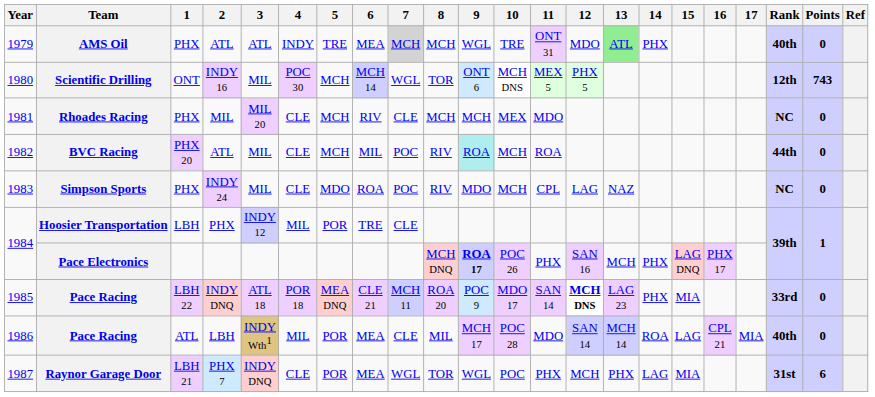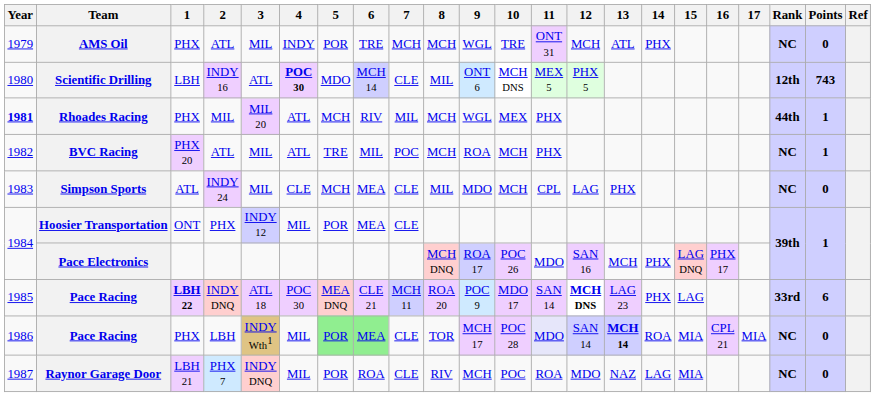(260, 44) ATL -> (261, 44) MIL
(335, 44) TRE -> (336, 44) POR
(370, 44) MEA -> (371, 44) TRE
(406, 44) lightgrey background -> (406, 44) no background
(585, 44) MDO -> (586, 44) MCH
(621, 44) lightgreen background -> (623, 44) no background
(785, 44) 40th -> (787, 44) NC
(187, 80) ONT -> (187, 80) LBH
(260, 80) MIL -> (261, 80) ATL
(298, 80) normal -> (299, 80) bold
(335, 80) MCH -> (336, 80) MDO
(406, 80) WGL -> (406, 80) CLE
(441, 80) TOR -> (442, 80) MIL
(20, 116) normal -> (20, 116) bold
(298, 116) CLE -> (299, 116) ATL
(406, 116) CLE -> (406, 116) MIL
(476, 116) MCH -> (477, 116) WGL
(548, 116) MDO -> (549, 116) PHX
(785, 116) NC -> (787, 116) 44th
(823, 116) 0 -> (825, 116) 1
(298, 152) CLE -> (299, 152) ATL
(335, 152) MCH -> (336, 152) TRE
(441, 152) RIV -> (442, 152) MCH
(476, 152) paleturquoise background -> (477, 152) no background
(548, 152) ROA -> (549, 152) PHX
(785, 152) 44th -> (787, 152) NC
(823, 152) 0 -> (825, 152) 1
(187, 189) PHX -> (187, 189) ATL
(335, 189) MDO -> (336, 189) MCH
(370, 189) ROA -> (371, 189) MEA
(406, 189) POC -> (406, 189) CLE
(441, 189) RIV -> (442, 189) MIL
(621, 189) NAZ -> (623, 189) PHX
(187, 225) LBH -> (187, 225) ONT
(370, 225) TRE -> (371, 225) MEA
(476, 261) bold -> (477, 261) normal
(548, 261) PHX -> (549, 261) MDO
(187, 298) normal -> (187, 298) bold
(298, 298) POR 18 -> (299, 298) POC 30
(688, 298) MIA -> (691, 298) LAG
(823, 298) 0 -> (825, 298) 6
(187, 335) ATL -> (187, 335) PHX
(335, 335) no background -> (336, 335) lightgreen background
(370, 335) no background -> (371, 335) lightgreen background
(441, 335) MIL -> (442, 335) TOR
(548, 335) no background -> (549, 335) lavender background
(621, 335) normal -> (623, 335) bold
(688, 335) LAG -> (691, 335) MIA
(785, 335) 40th -> (787, 335) NC
(298, 373) CLE -> (299, 373) MIL
(370, 373) MEA -> (371, 373) ROA
(406, 373) WGL -> (406, 373) CLE
(441, 373) TOR -> (442, 373) RIV
(476, 373) WGL -> (477, 373) MCH
(548, 373) PHX -> (549, 373) ROA
(585, 373) MCH -> (586, 373) MDO
(621, 373) PHX -> (623, 373) NAZ
(785, 373) 31st -> (787, 373) NC
(823, 373) 6 -> (825, 373) 0
